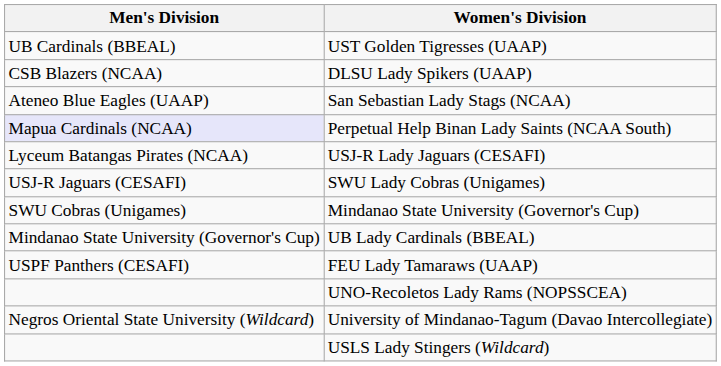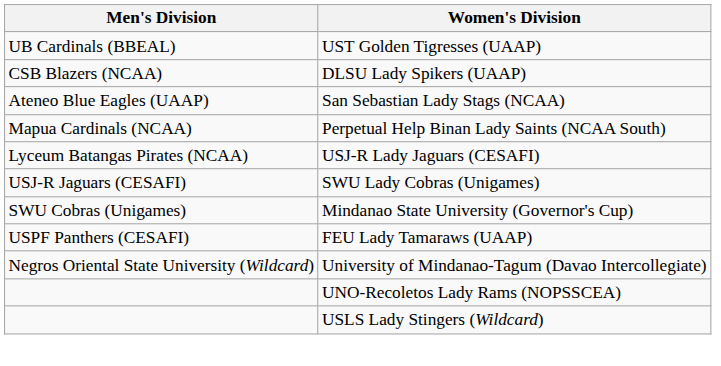(100, 127) lavender background -> (100, 127) no background
- row: (431, 237)
rows swapped: (520, 319) <-> (477, 292)
